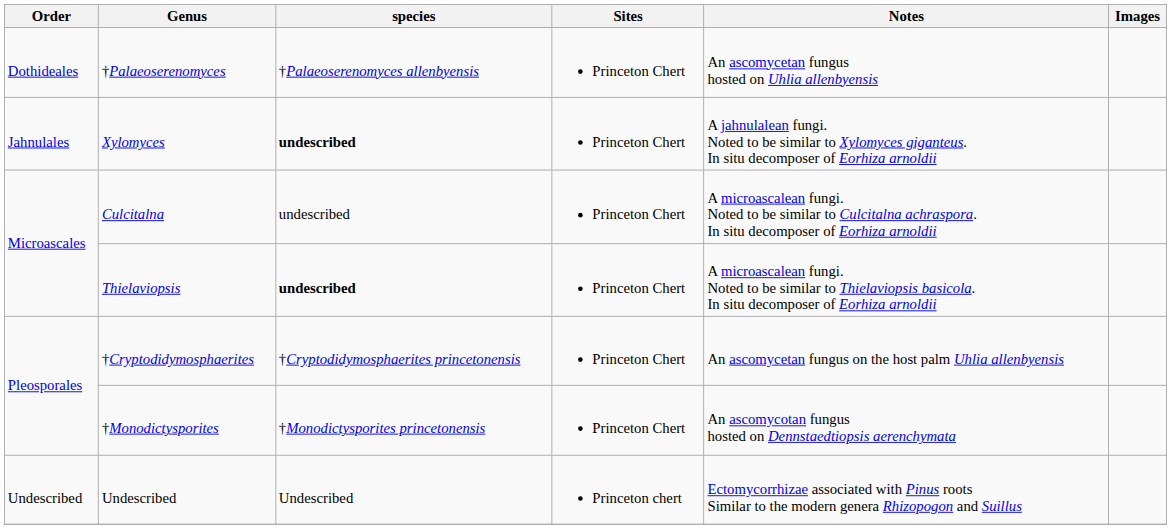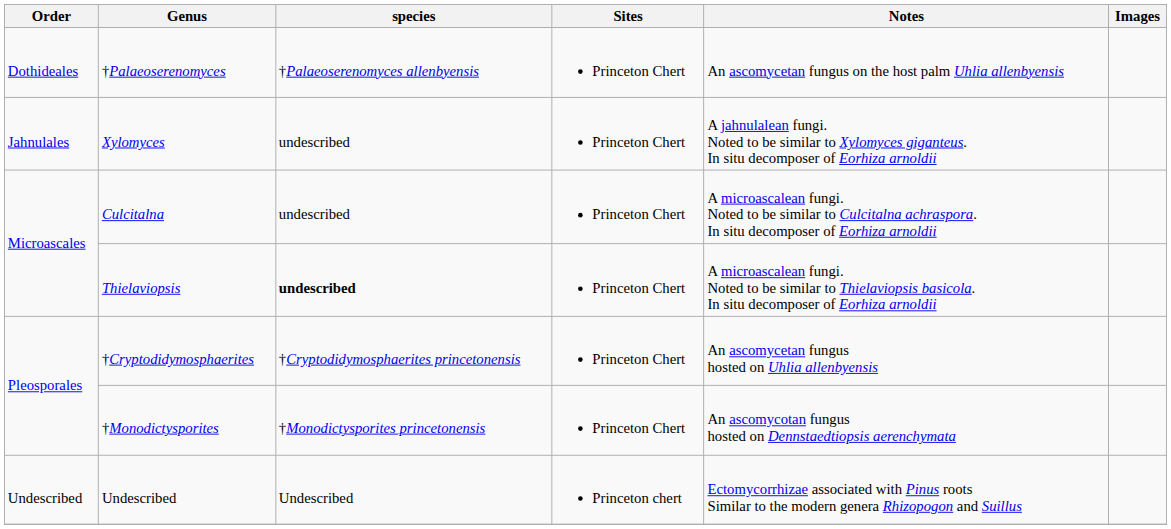(793, 70) An ascomycetan fungus hosted on Uhlia allenbyensis -> (886, 70) An ascomycetan fungus on the host palm Uhlia allenbyensis
(317, 141) bold -> (314, 141) normal
(886, 359) An ascomycetan fungus on the host palm Uhlia allenbyensis -> (793, 359) An ascomycetan fungus hosted on Uhlia allenbyensis
